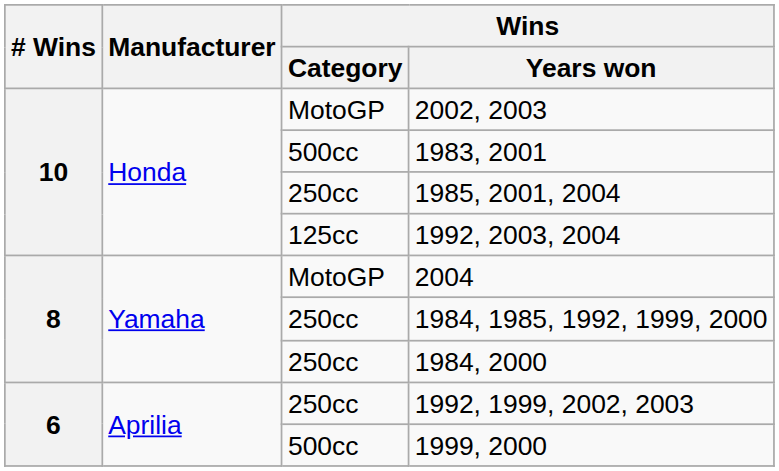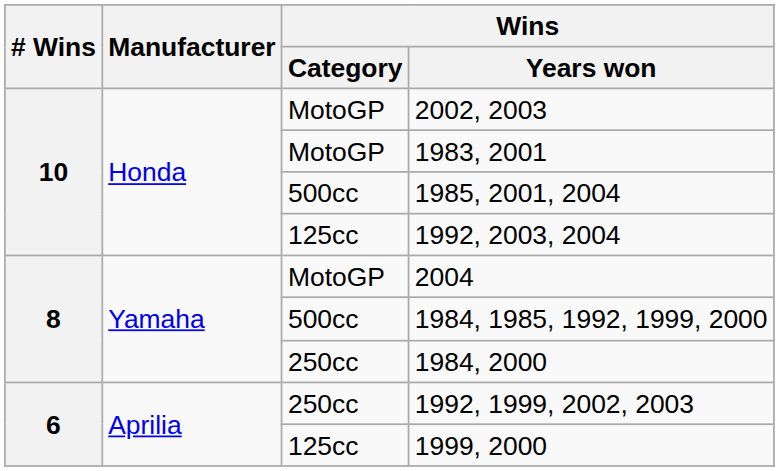(323, 152) 500cc -> (336, 152) MotoGP
(323, 193) 250cc -> (323, 193) 500cc
(323, 319) 250cc -> (323, 319) 500cc
(323, 445) 500cc -> (323, 445) 125cc
